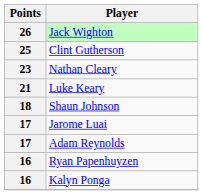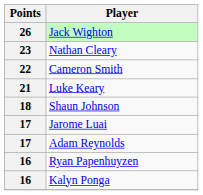- row: (86, 50)
+ row: (86, 69)
